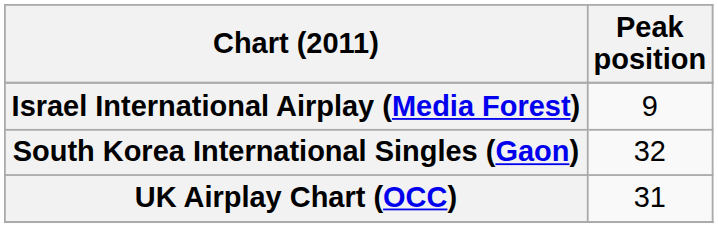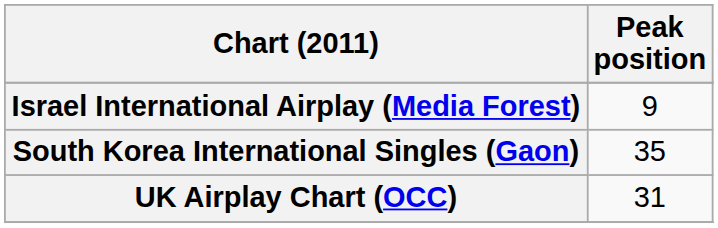(650, 151) 32 -> (650, 151) 35
